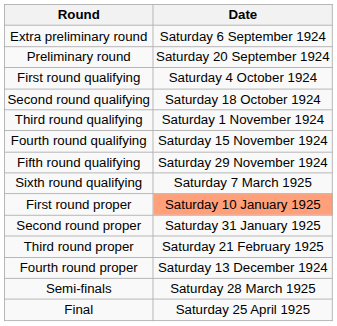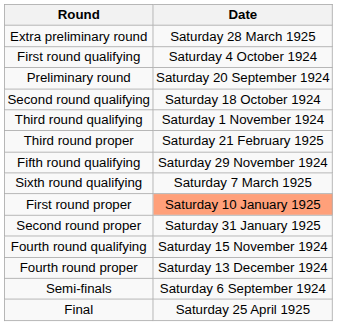(243, 36) Saturday 6 September 1924 -> (243, 36) Saturday 28 March 1925
rows swapped: (79, 57) <-> (79, 78)
rows swapped: (79, 141) <-> (79, 246)
(243, 288) Saturday 28 March 1925 -> (243, 288) Saturday 6 September 1924
